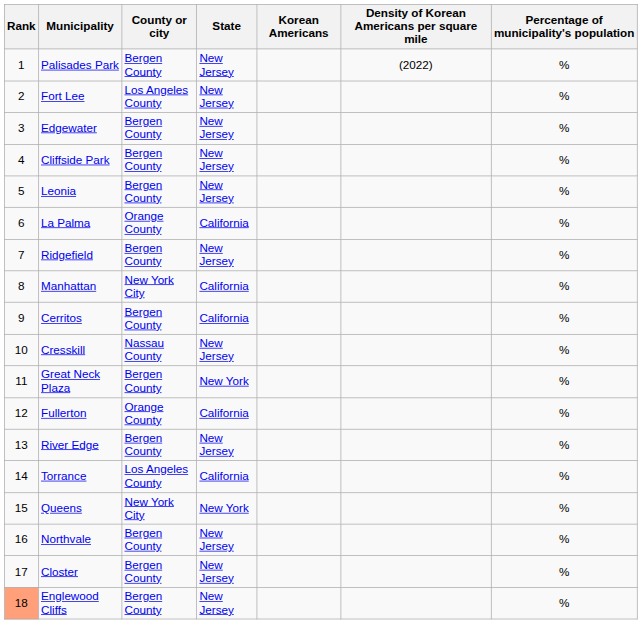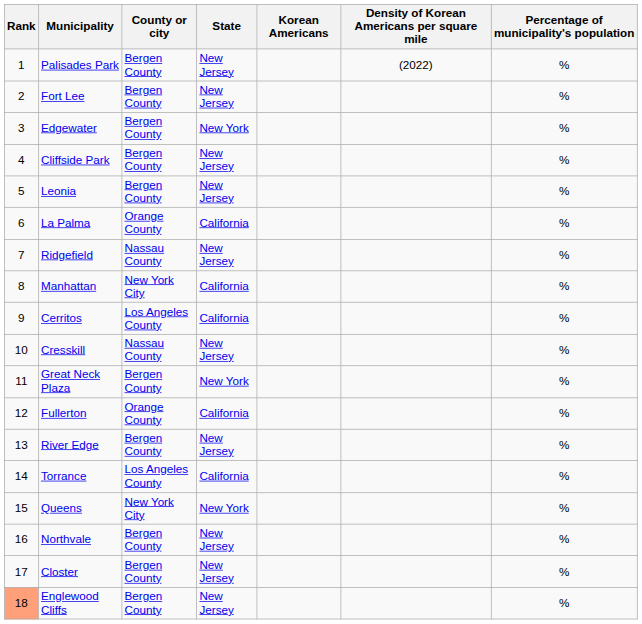(156, 96) Los Angeles County -> (143, 96) Bergen County
(217, 128) New Jersey -> (224, 128) New York
(143, 255) Bergen County -> (144, 255) Nassau County
(143, 318) Bergen County -> (156, 318) Los Angeles County
